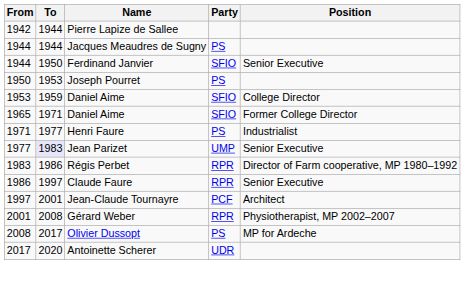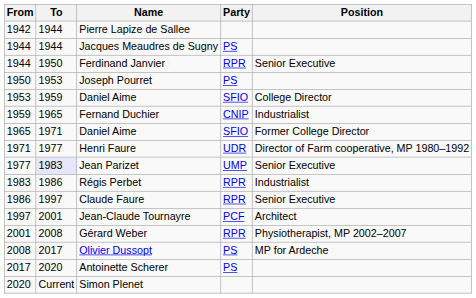(224, 64) SFIO -> (234, 64) RPR
+ row: (19, 115)
(218, 132) PS -> (235, 149) UDR
(270, 132) Industrialist -> (362, 149) Director of Farm cooperative, MP 1980–1992
(350, 166) Director of Farm cooperative, MP 1980–1992 -> (282, 183) Industrialist
(223, 251) UDR -> (230, 268) PS
+ row: (19, 285)
